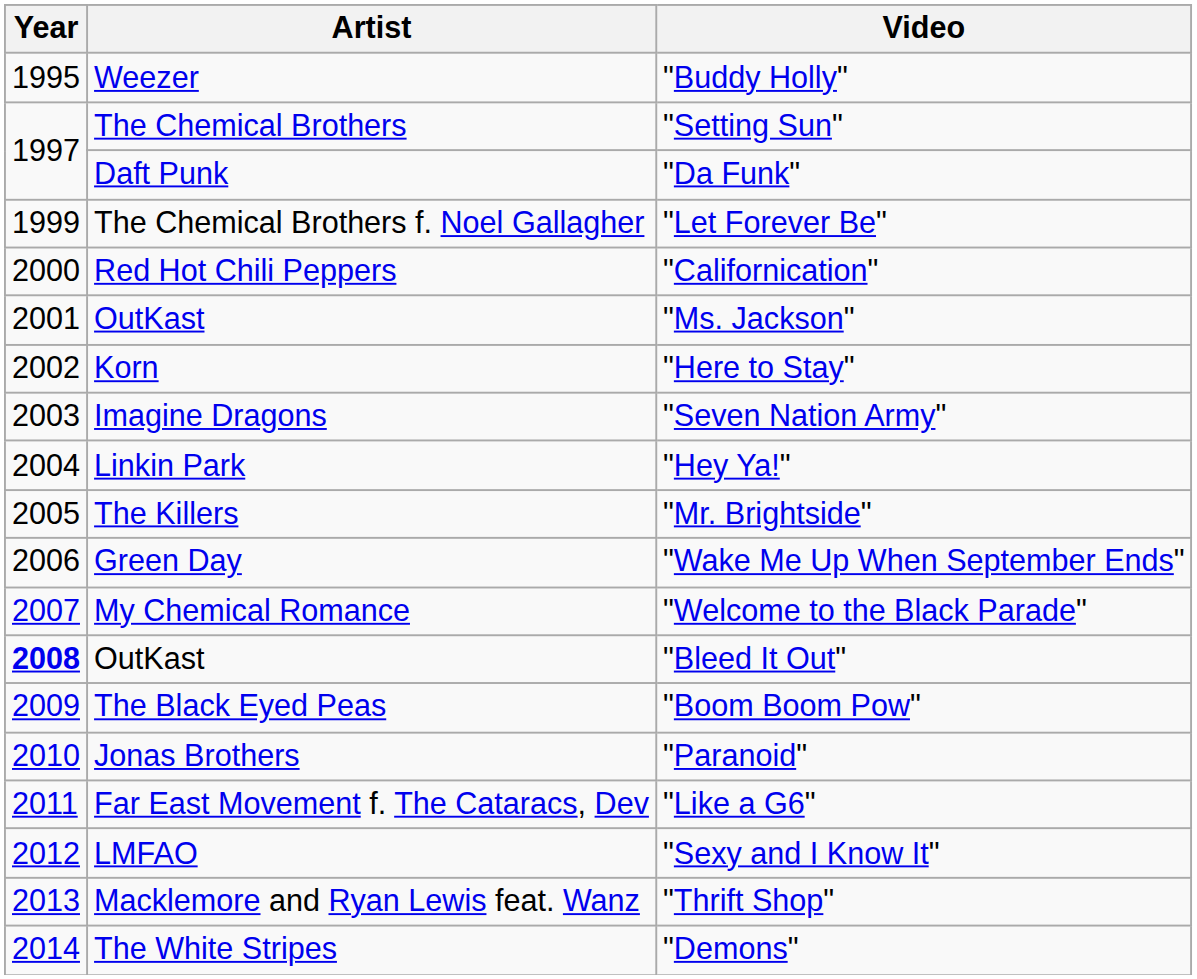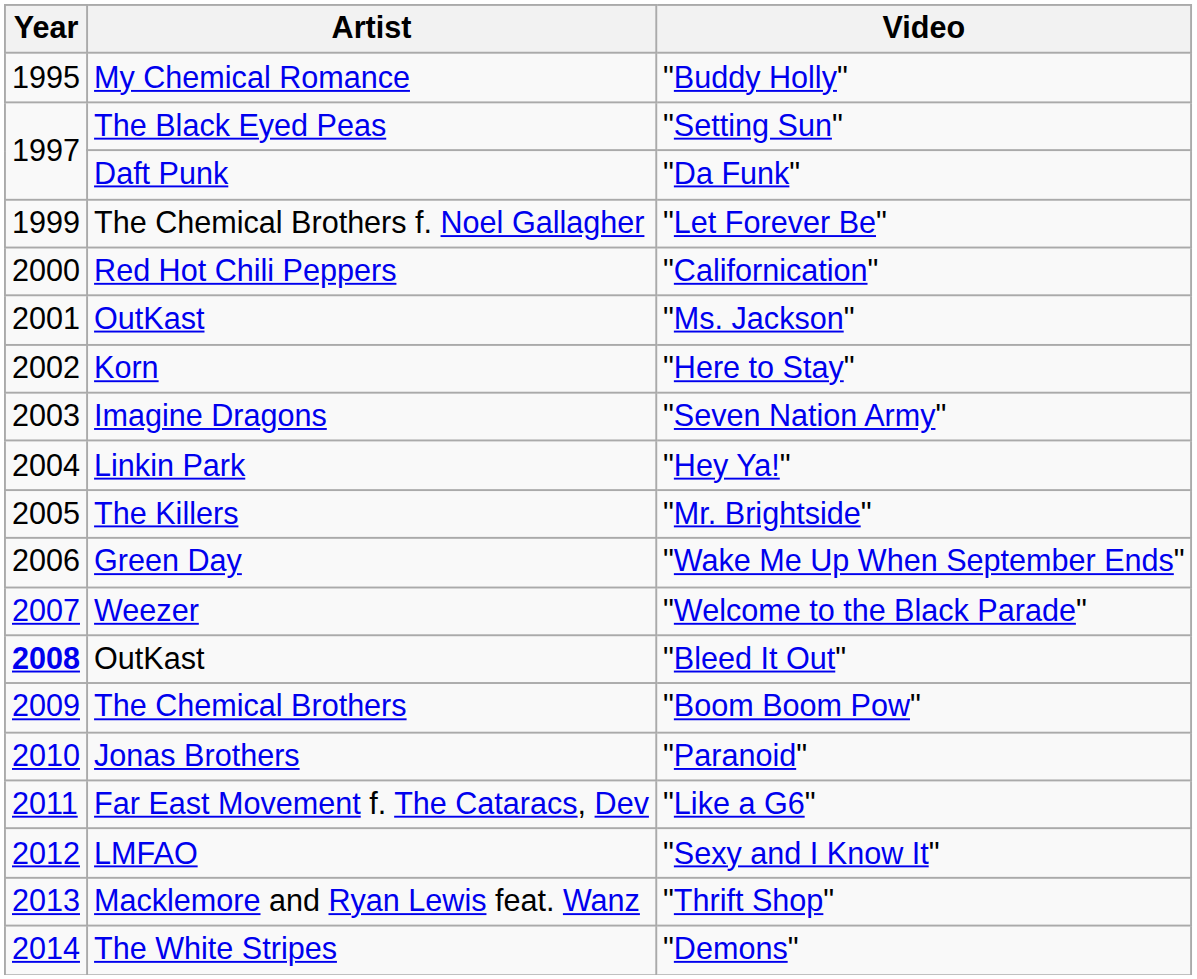(146, 77) Weezer -> (252, 77) My Chemical Romance
(250, 125) The Chemical Brothers -> (240, 125) The Black Eyed Peas
(252, 610) My Chemical Romance -> (146, 610) Weezer
(240, 707) The Black Eyed Peas -> (250, 707) The Chemical Brothers
